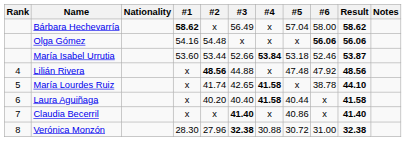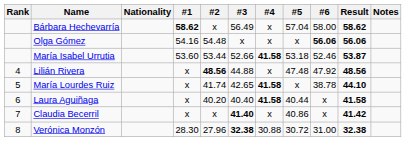(269, 56) 53.84 -> (269, 56) 41.58
(355, 115) 41.40 -> (355, 115) 41.42
